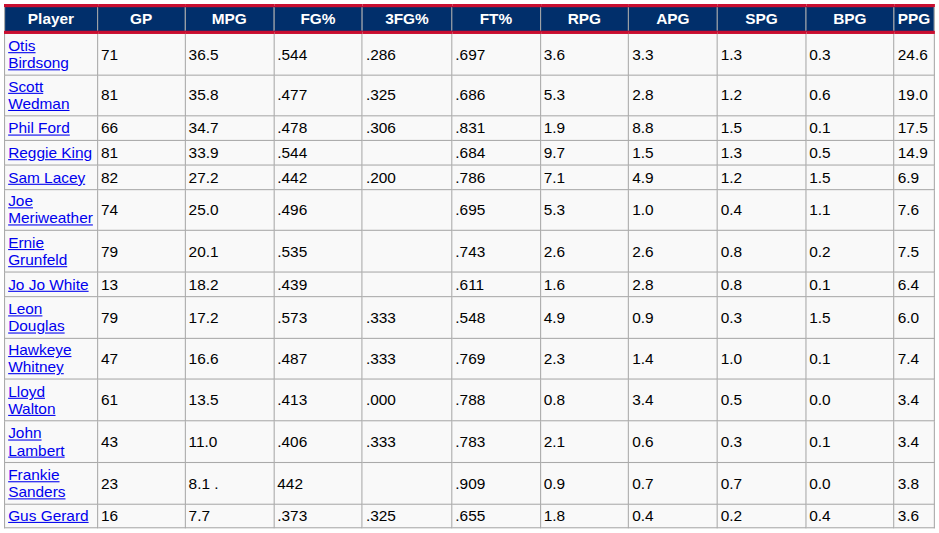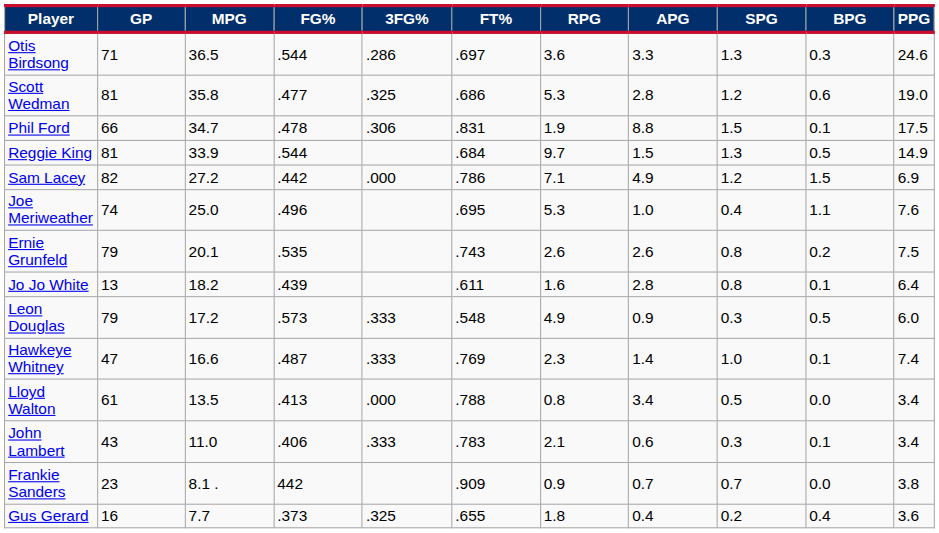(381, 177) .200 -> (381, 177) .000
(820, 317) 1.5 -> (820, 317) 0.5
